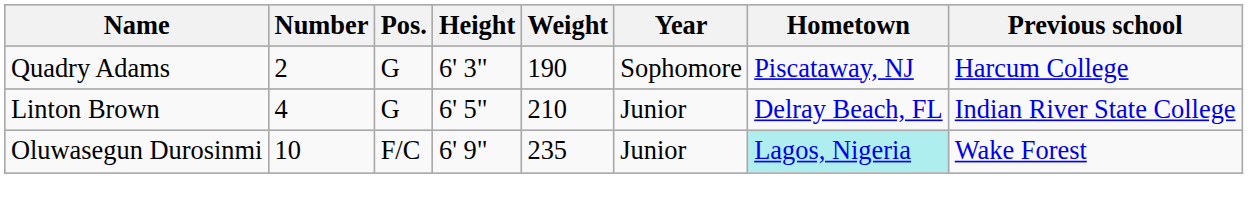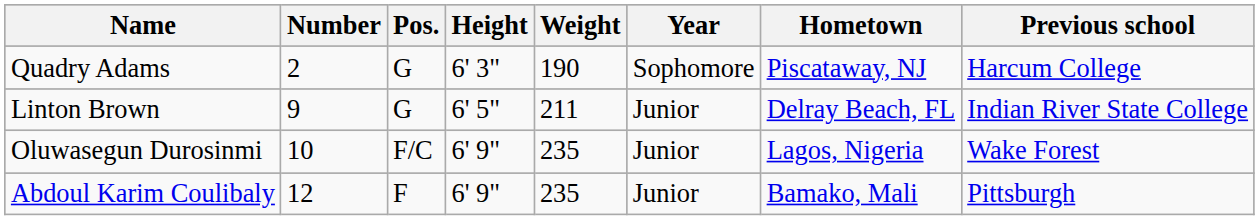(281, 109) 4 -> (294, 109) 9
(547, 109) 210 -> (559, 109) 211
(833, 151) paleturquoise background -> (845, 151) no background
+ row: (143, 192)
